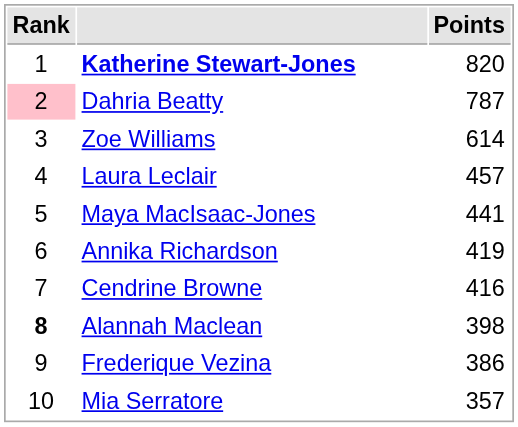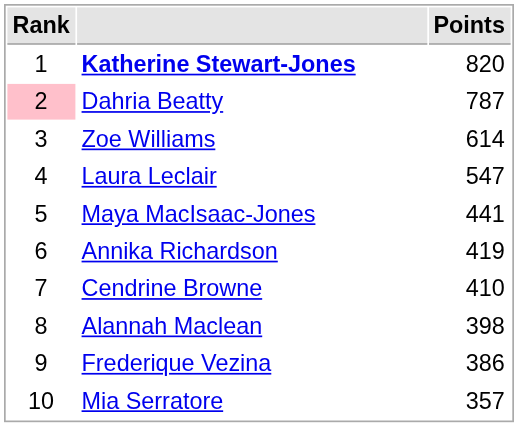(485, 177) 457 -> (485, 177) 547
(485, 289) 416 -> (485, 289) 410
(41, 326) bold -> (41, 326) normal
